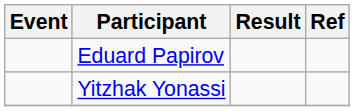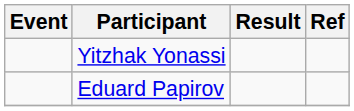rows swapped: (151, 55) <-> (152, 89)
